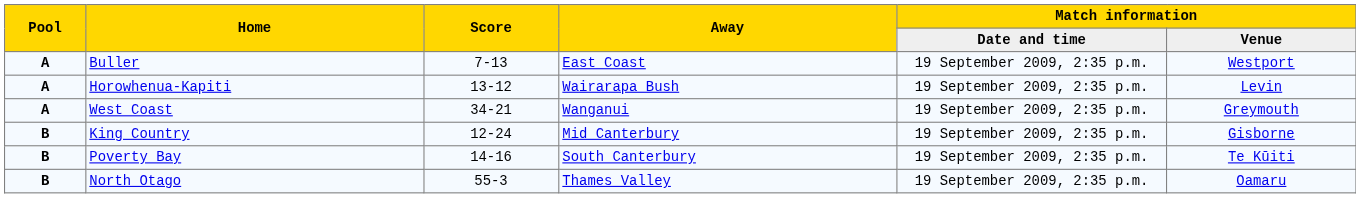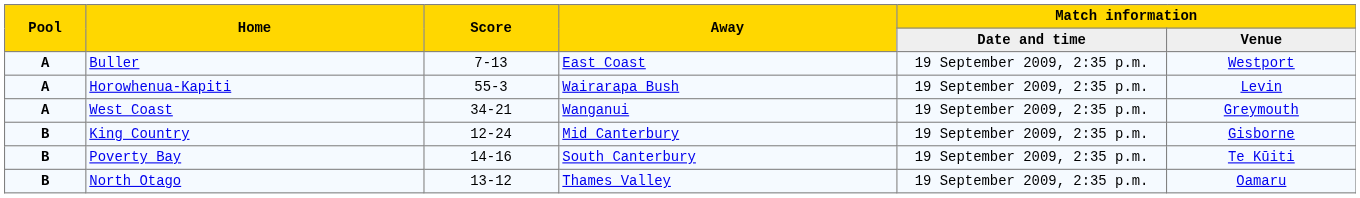(491, 87) 13-12 -> (491, 87) 55-3
(491, 181) 55-3 -> (491, 181) 13-12
